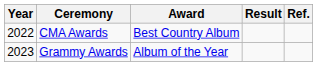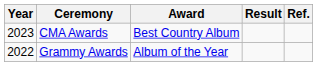(20, 33) 2022 -> (20, 33) 2023
(20, 52) 2023 -> (20, 52) 2022
